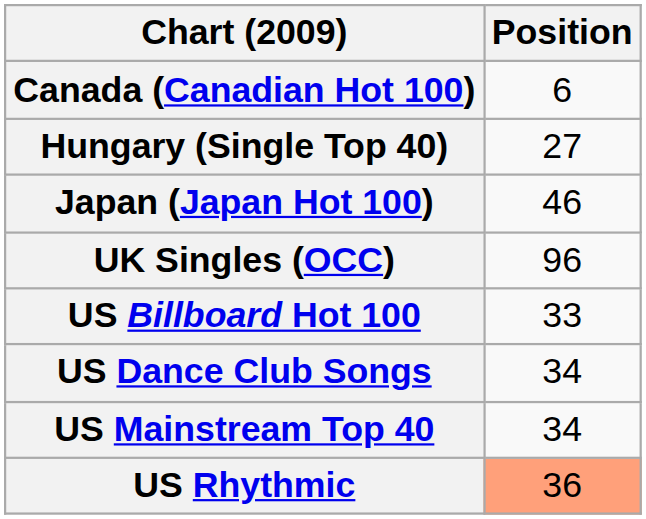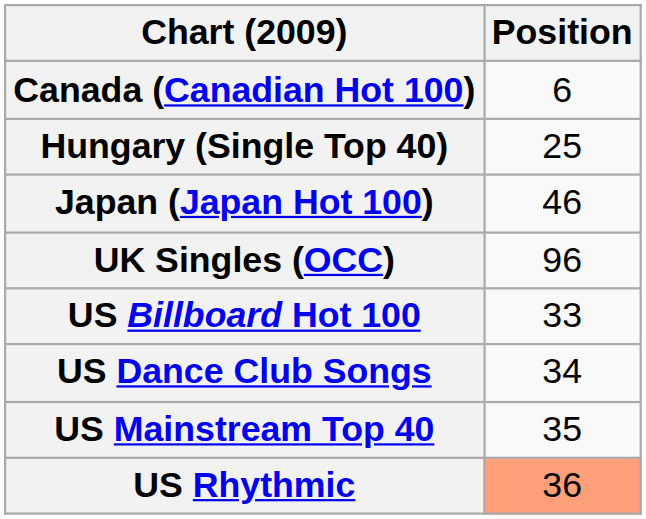(562, 145) 27 -> (562, 145) 25
(562, 428) 34 -> (562, 428) 35
